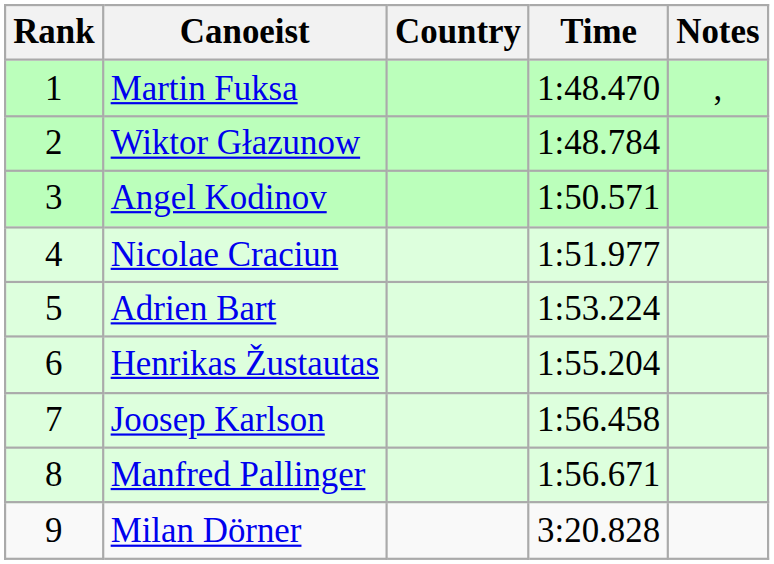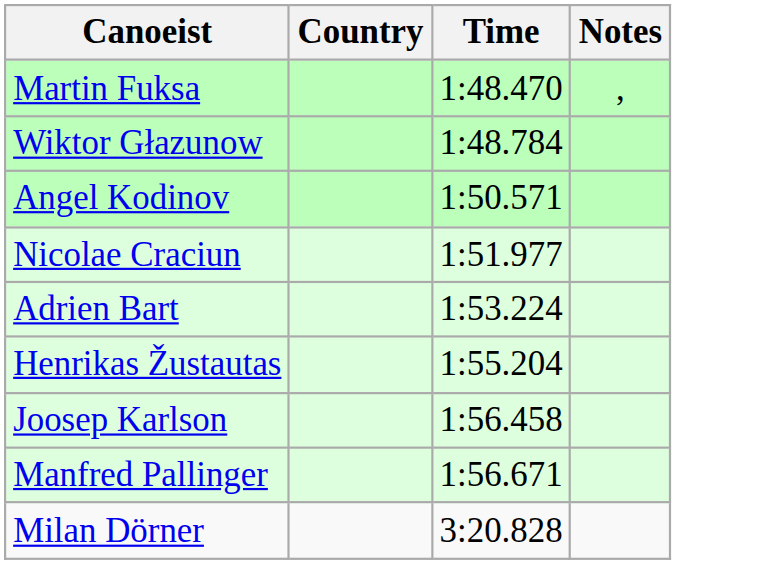- column: (54, 32)
